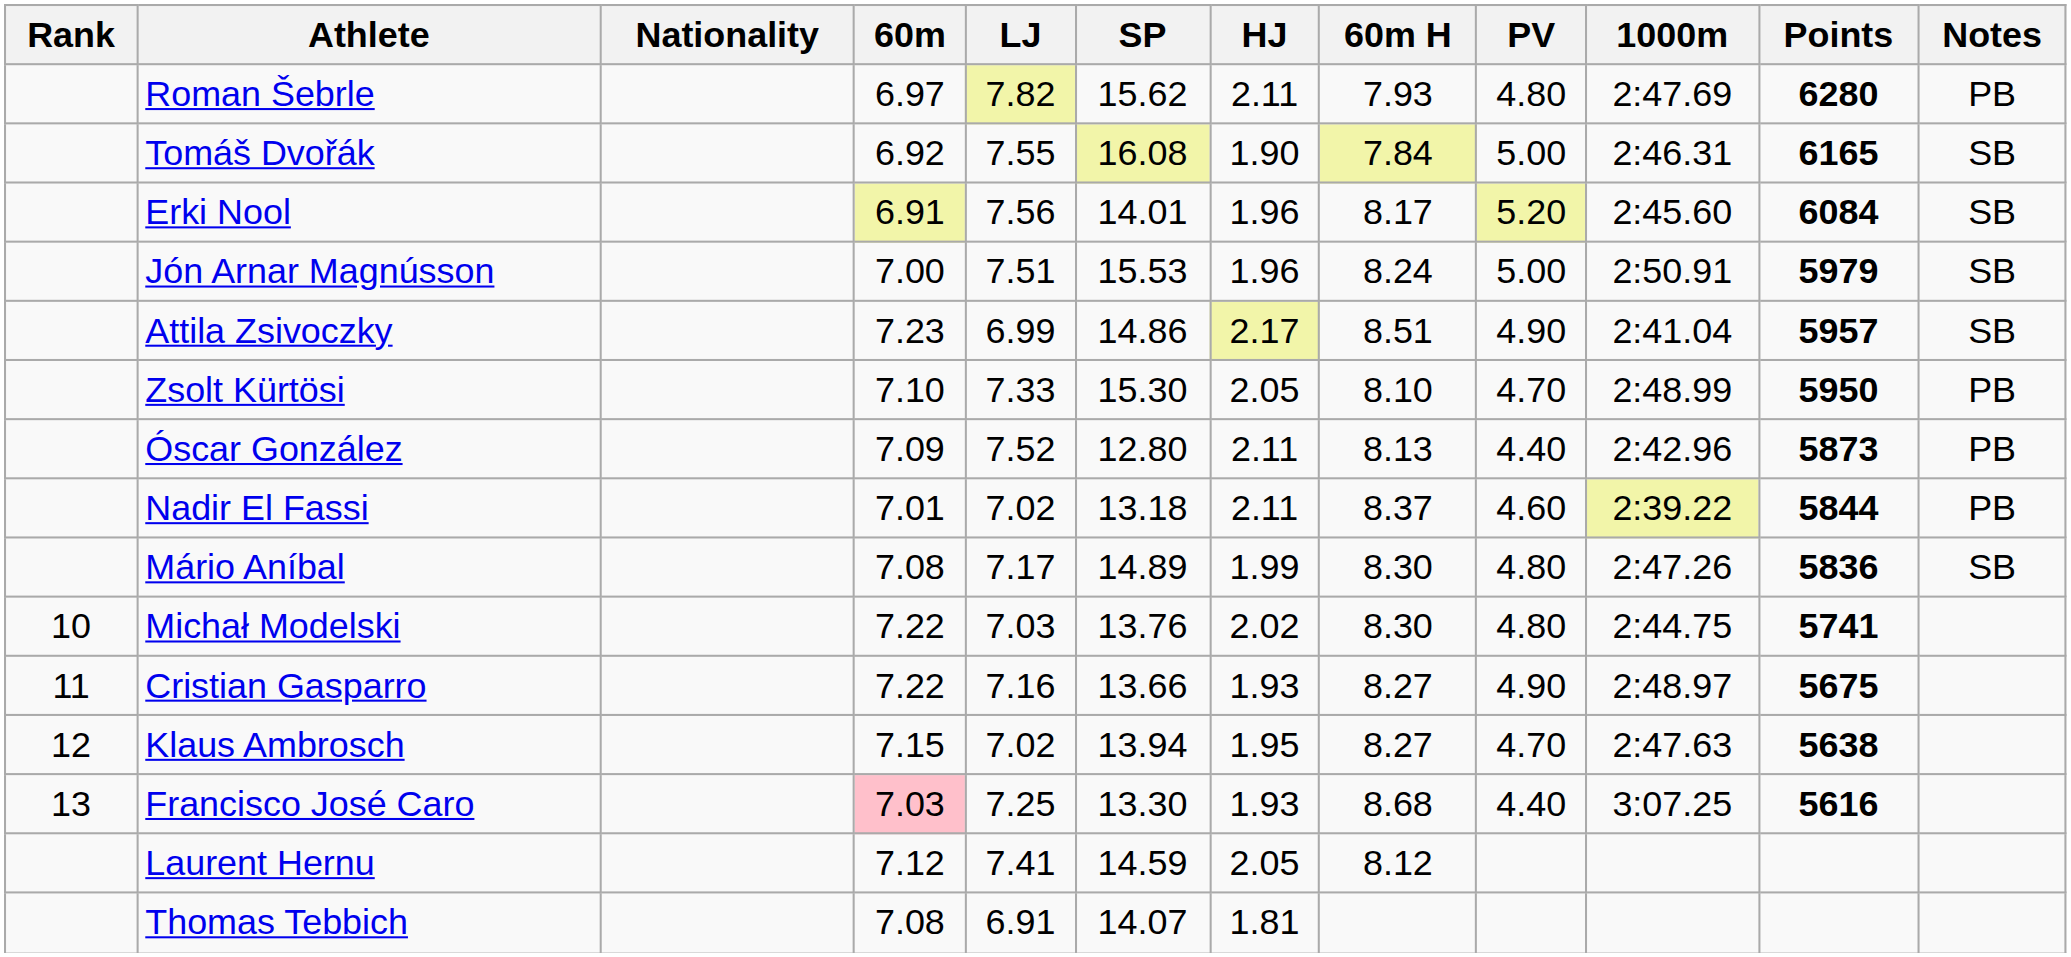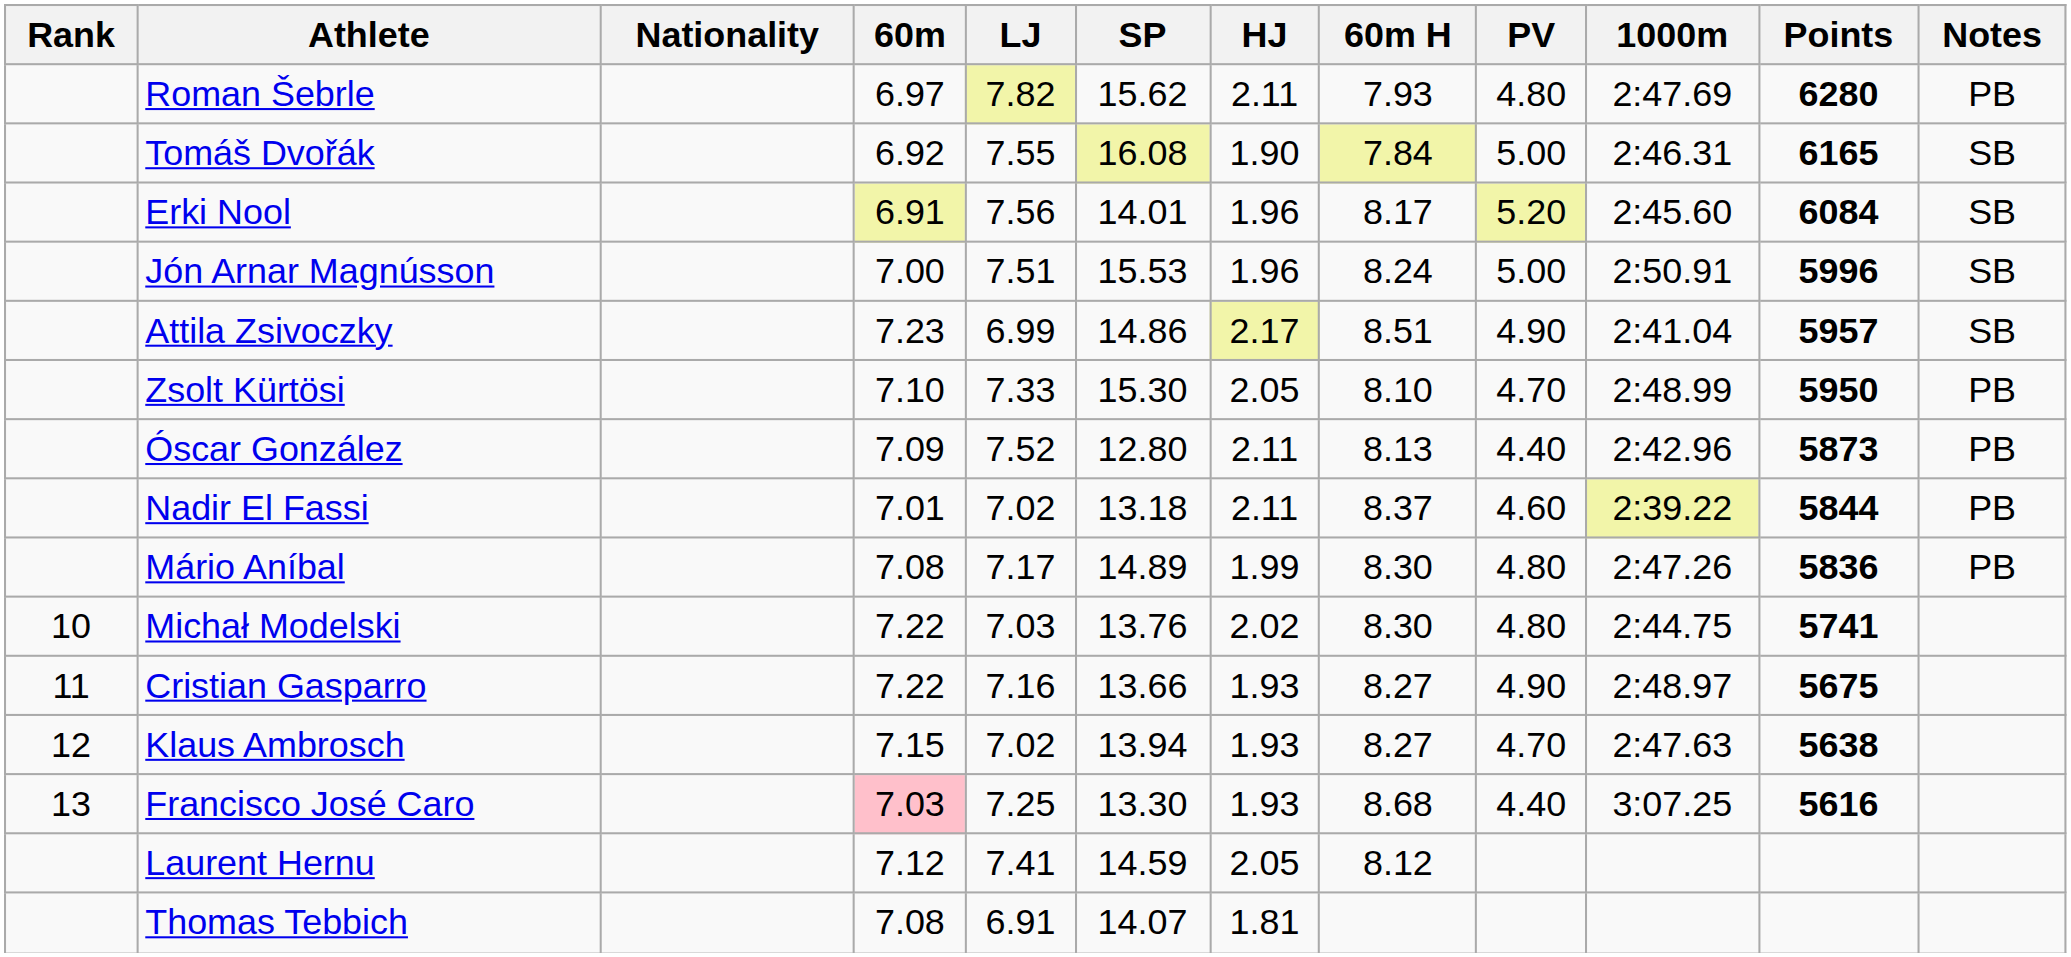(1838, 270) 5979 -> (1838, 270) 5996
(1992, 566) SB -> (1992, 566) PB
(1265, 744) 1.95 -> (1265, 744) 1.93
